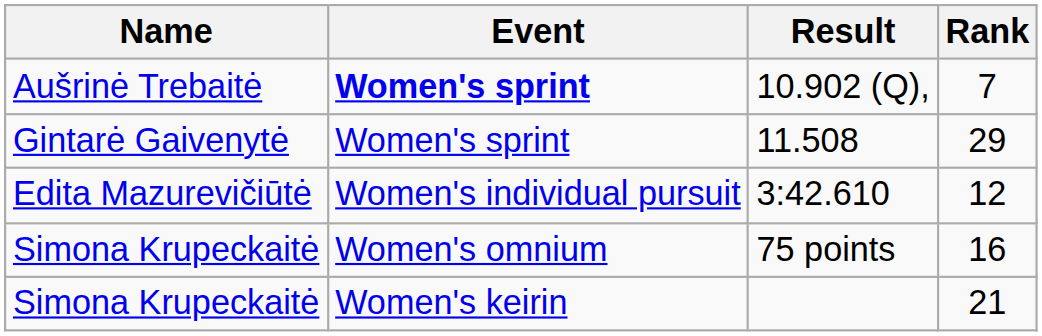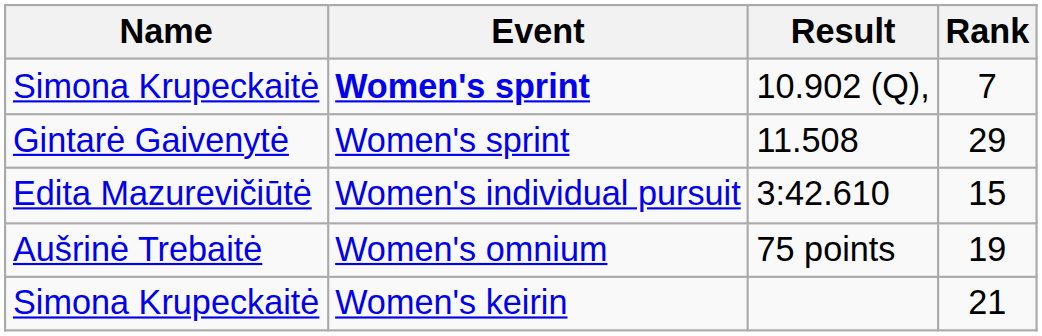(138, 85) Aušrinė Trebaitė -> (166, 85) Simona Krupeckaitė
(987, 194) 12 -> (987, 194) 15
(166, 248) Simona Krupeckaitė -> (138, 248) Aušrinė Trebaitė
(987, 248) 16 -> (987, 248) 19
